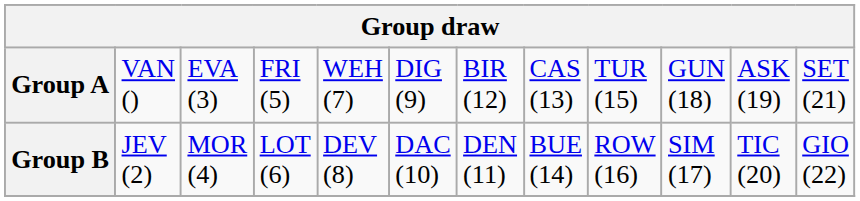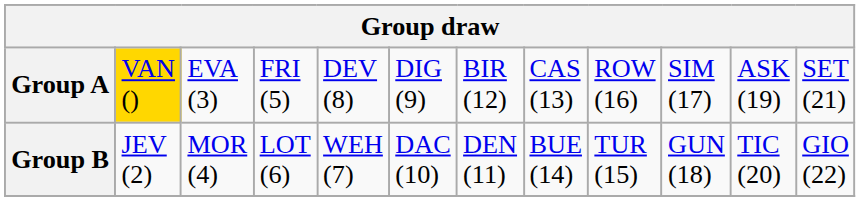(148, 84) no background -> (148, 84) gold background
(353, 84) WEH (7) -> (350, 84) DEV (8)
(621, 84) TUR (15) -> (625, 84) ROW (16)
(696, 84) GUN (18) -> (691, 84) SIM (17)
(350, 158) DEV (8) -> (353, 158) WEH (7)
(625, 158) ROW (16) -> (621, 158) TUR (15)
(691, 158) SIM (17) -> (696, 158) GUN (18)
